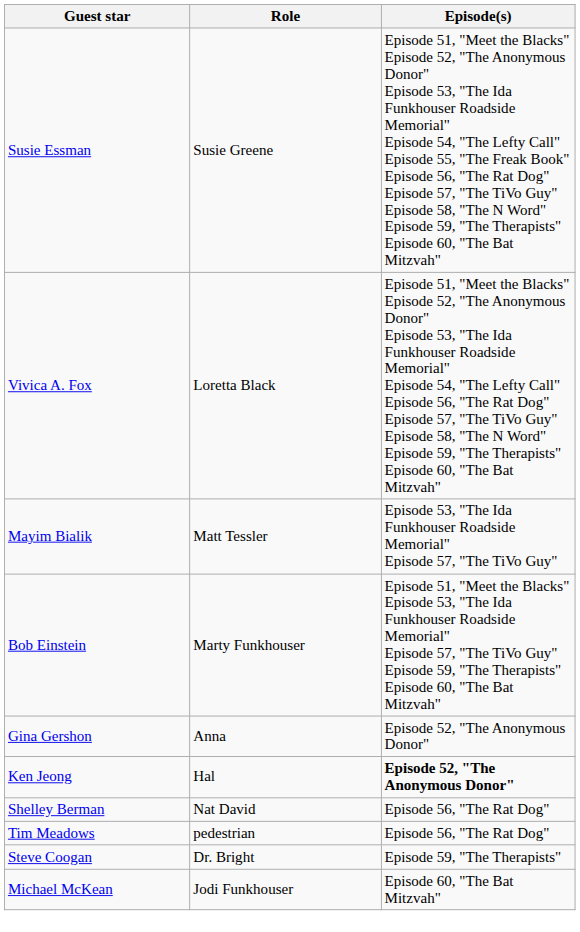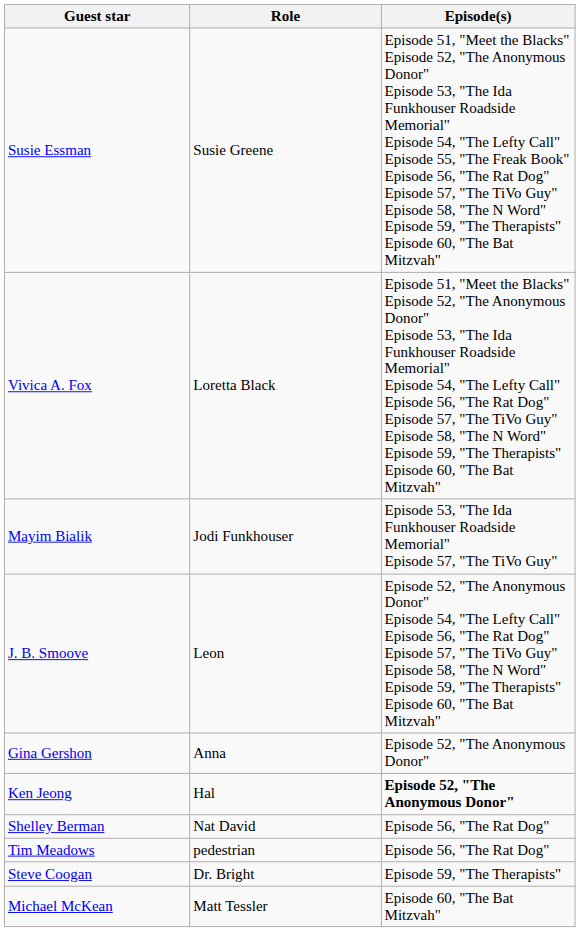(230, 536) Matt Tessler -> (243, 536) Jodi Funkhouser
- row: (47, 644)
+ row: (48, 653)
(243, 889) Jodi Funkhouser -> (230, 906) Matt Tessler
